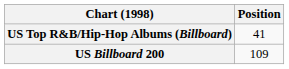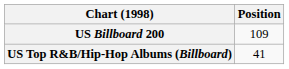rows swapped: (120, 53) <-> (120, 34)
